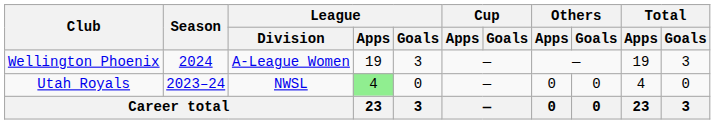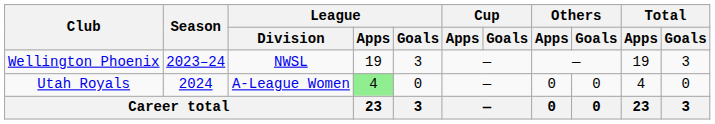(196, 62) 2024 -> (196, 62) 2023–24
(291, 62) A-League Women -> (291, 62) NWSL
(196, 85) 2023–24 -> (196, 85) 2024
(291, 85) NWSL -> (291, 85) A-League Women
